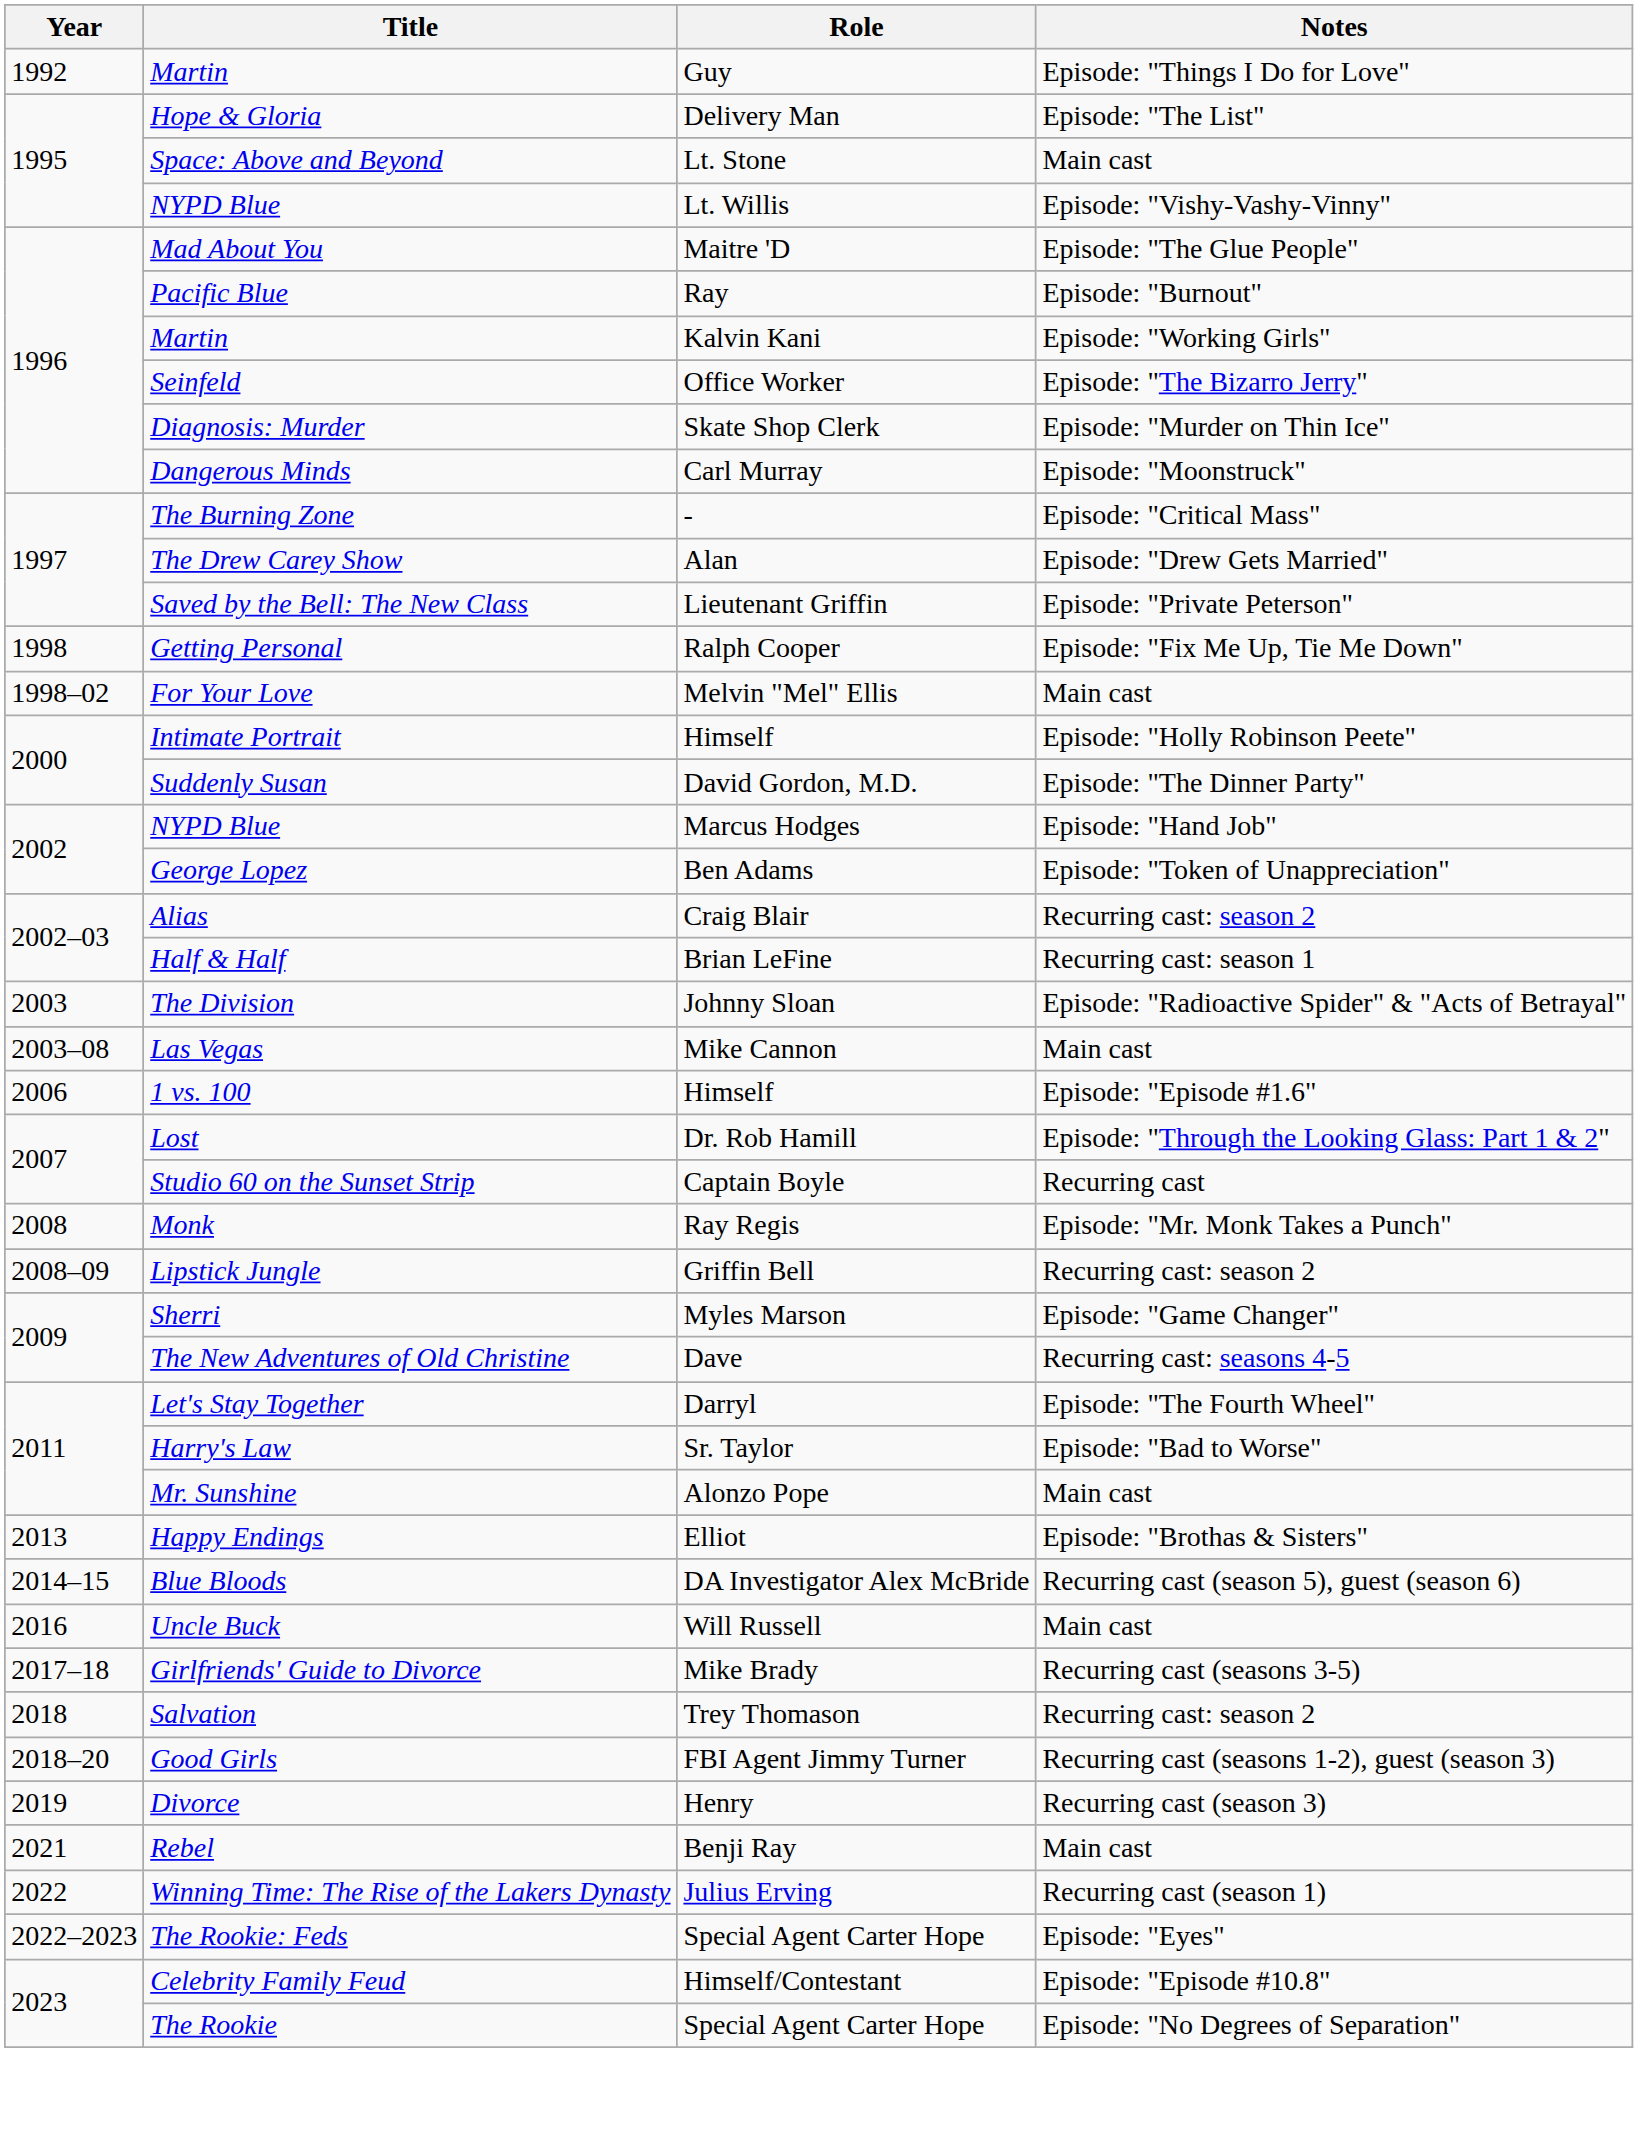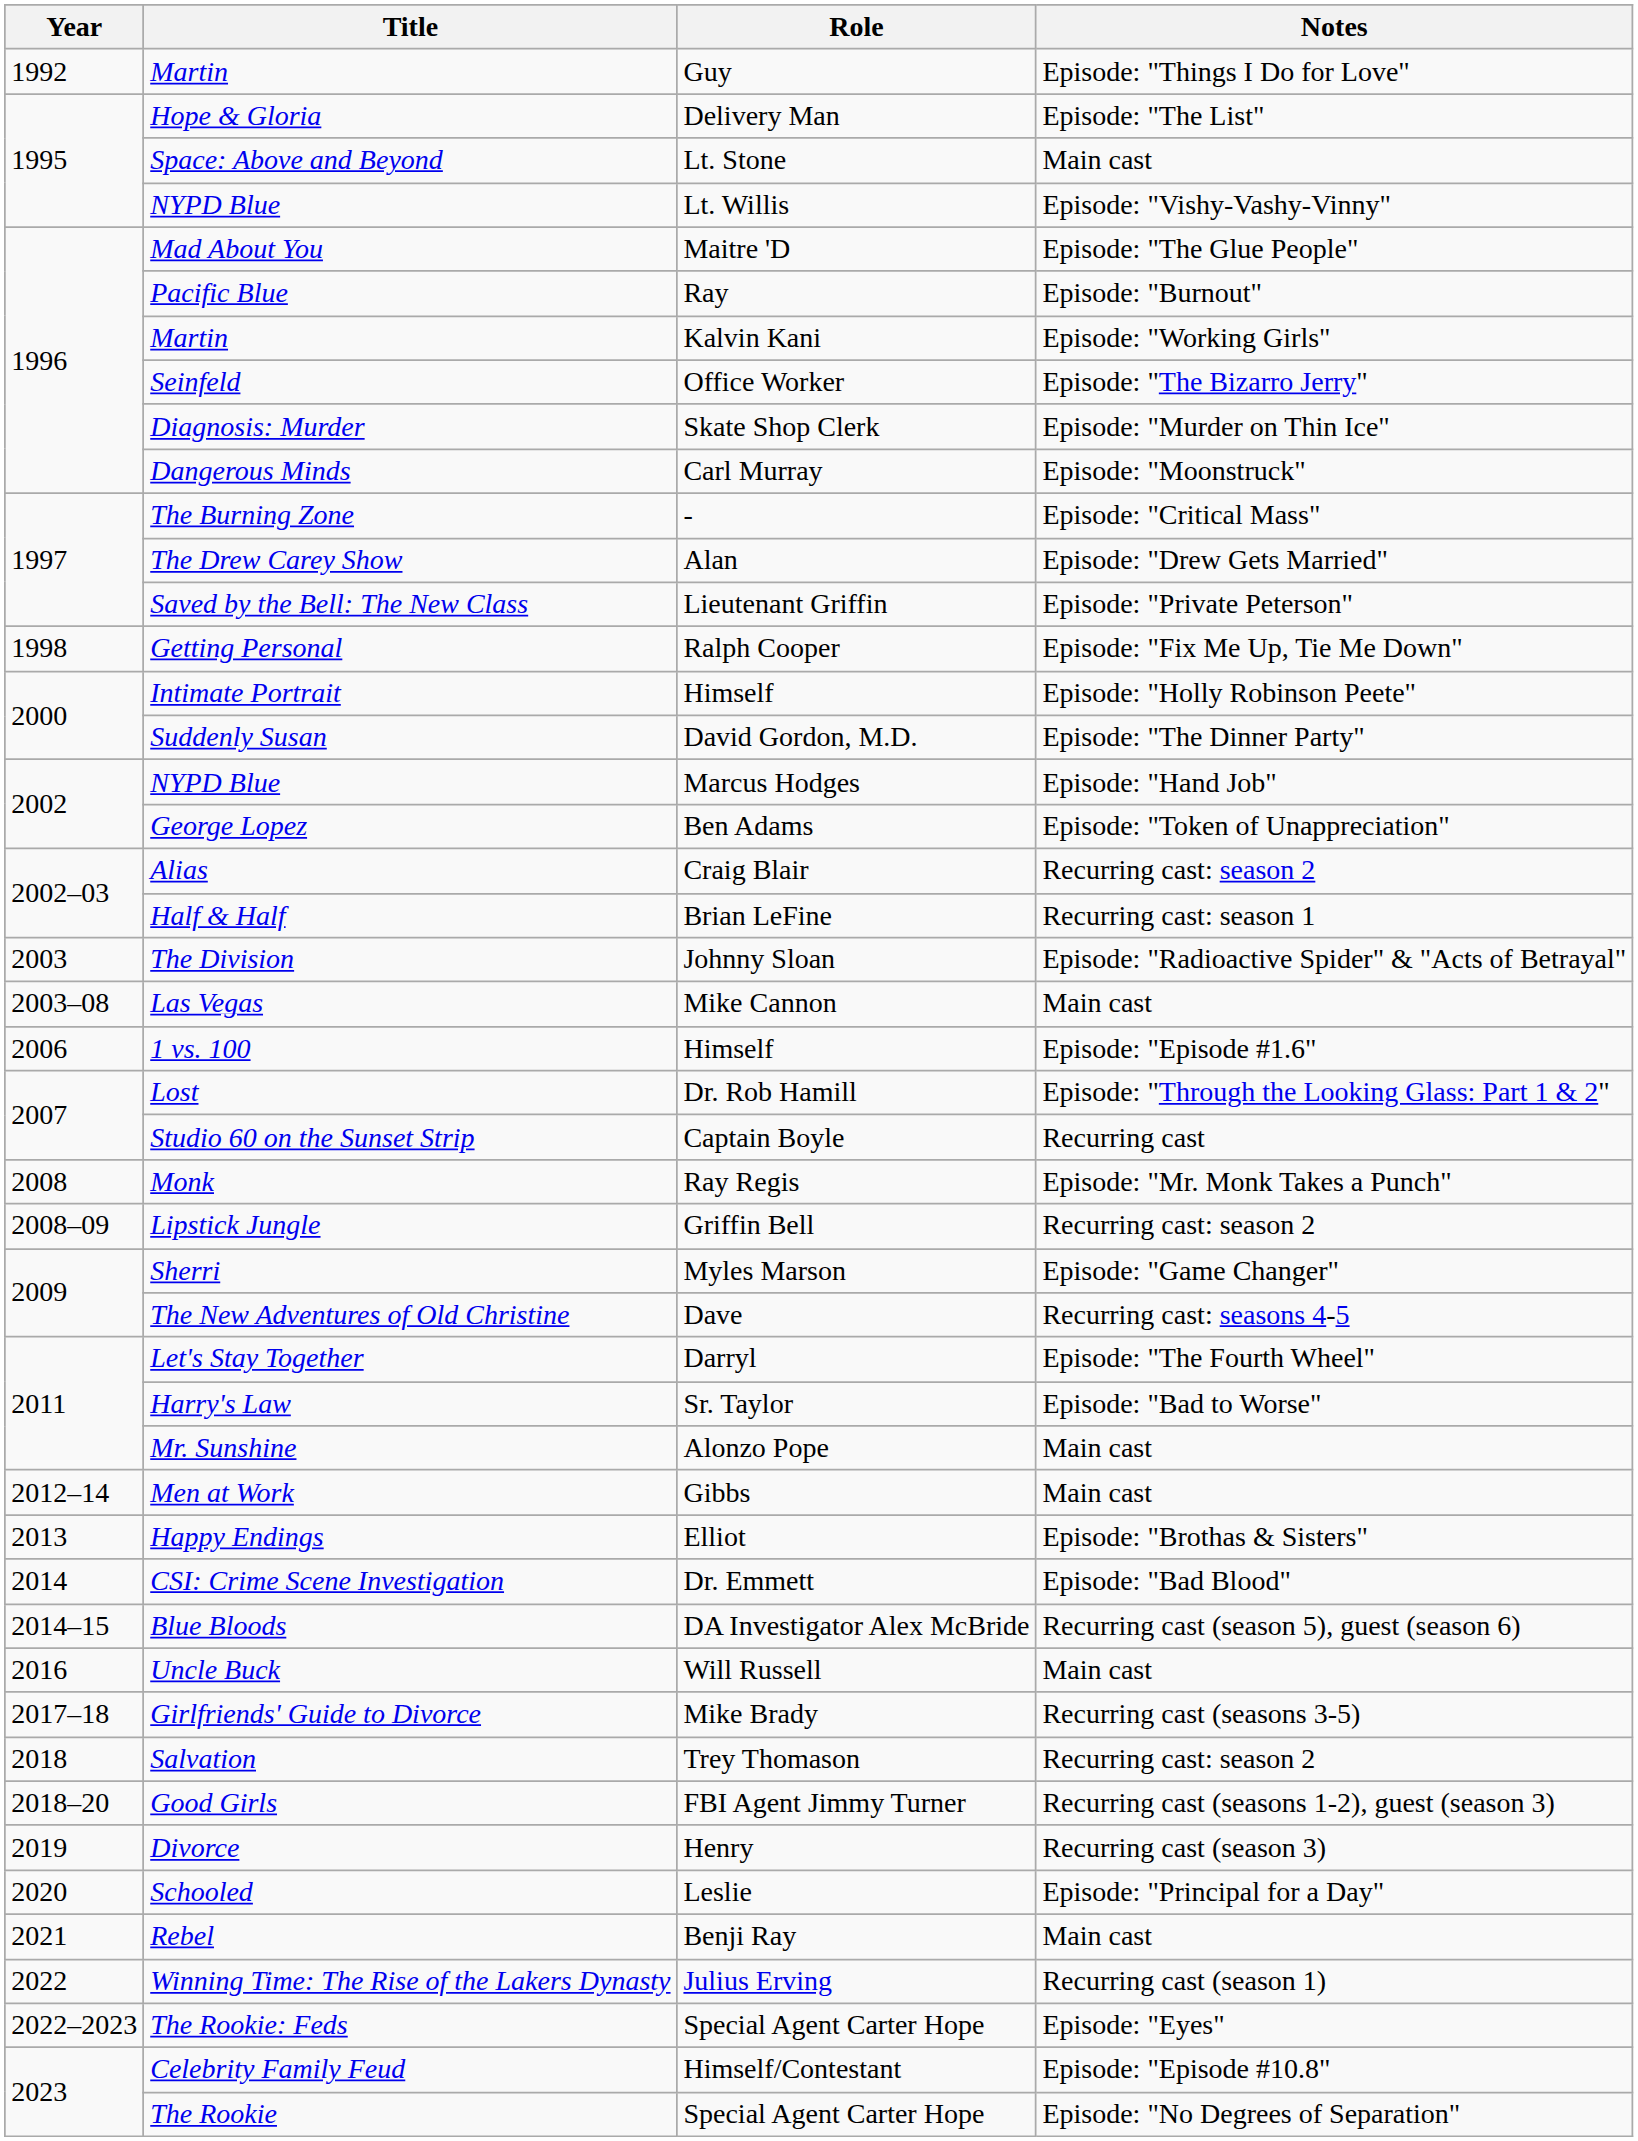- row: (231, 692)
+ row: (222, 1492)
+ row: (327, 1580)
+ row: (202, 1891)
